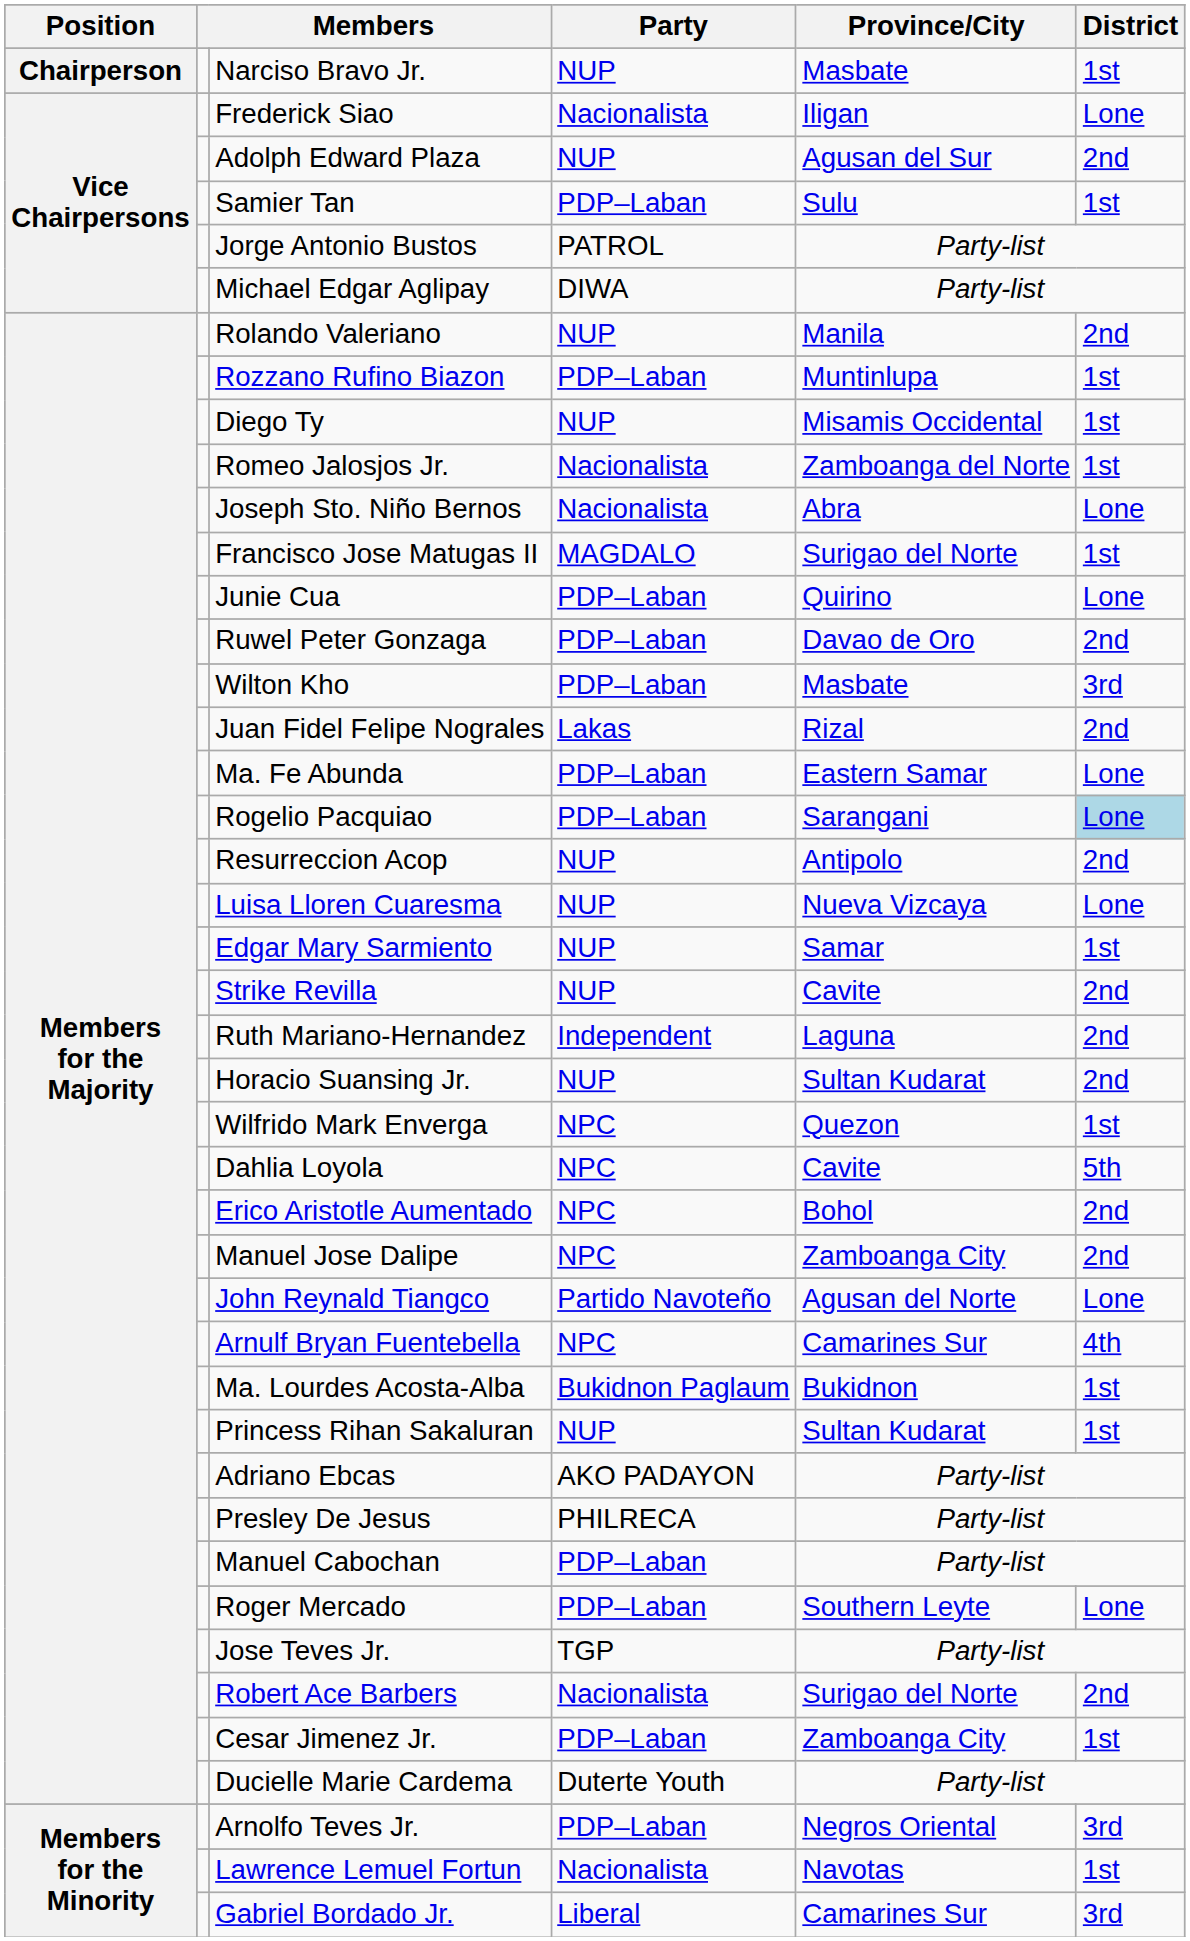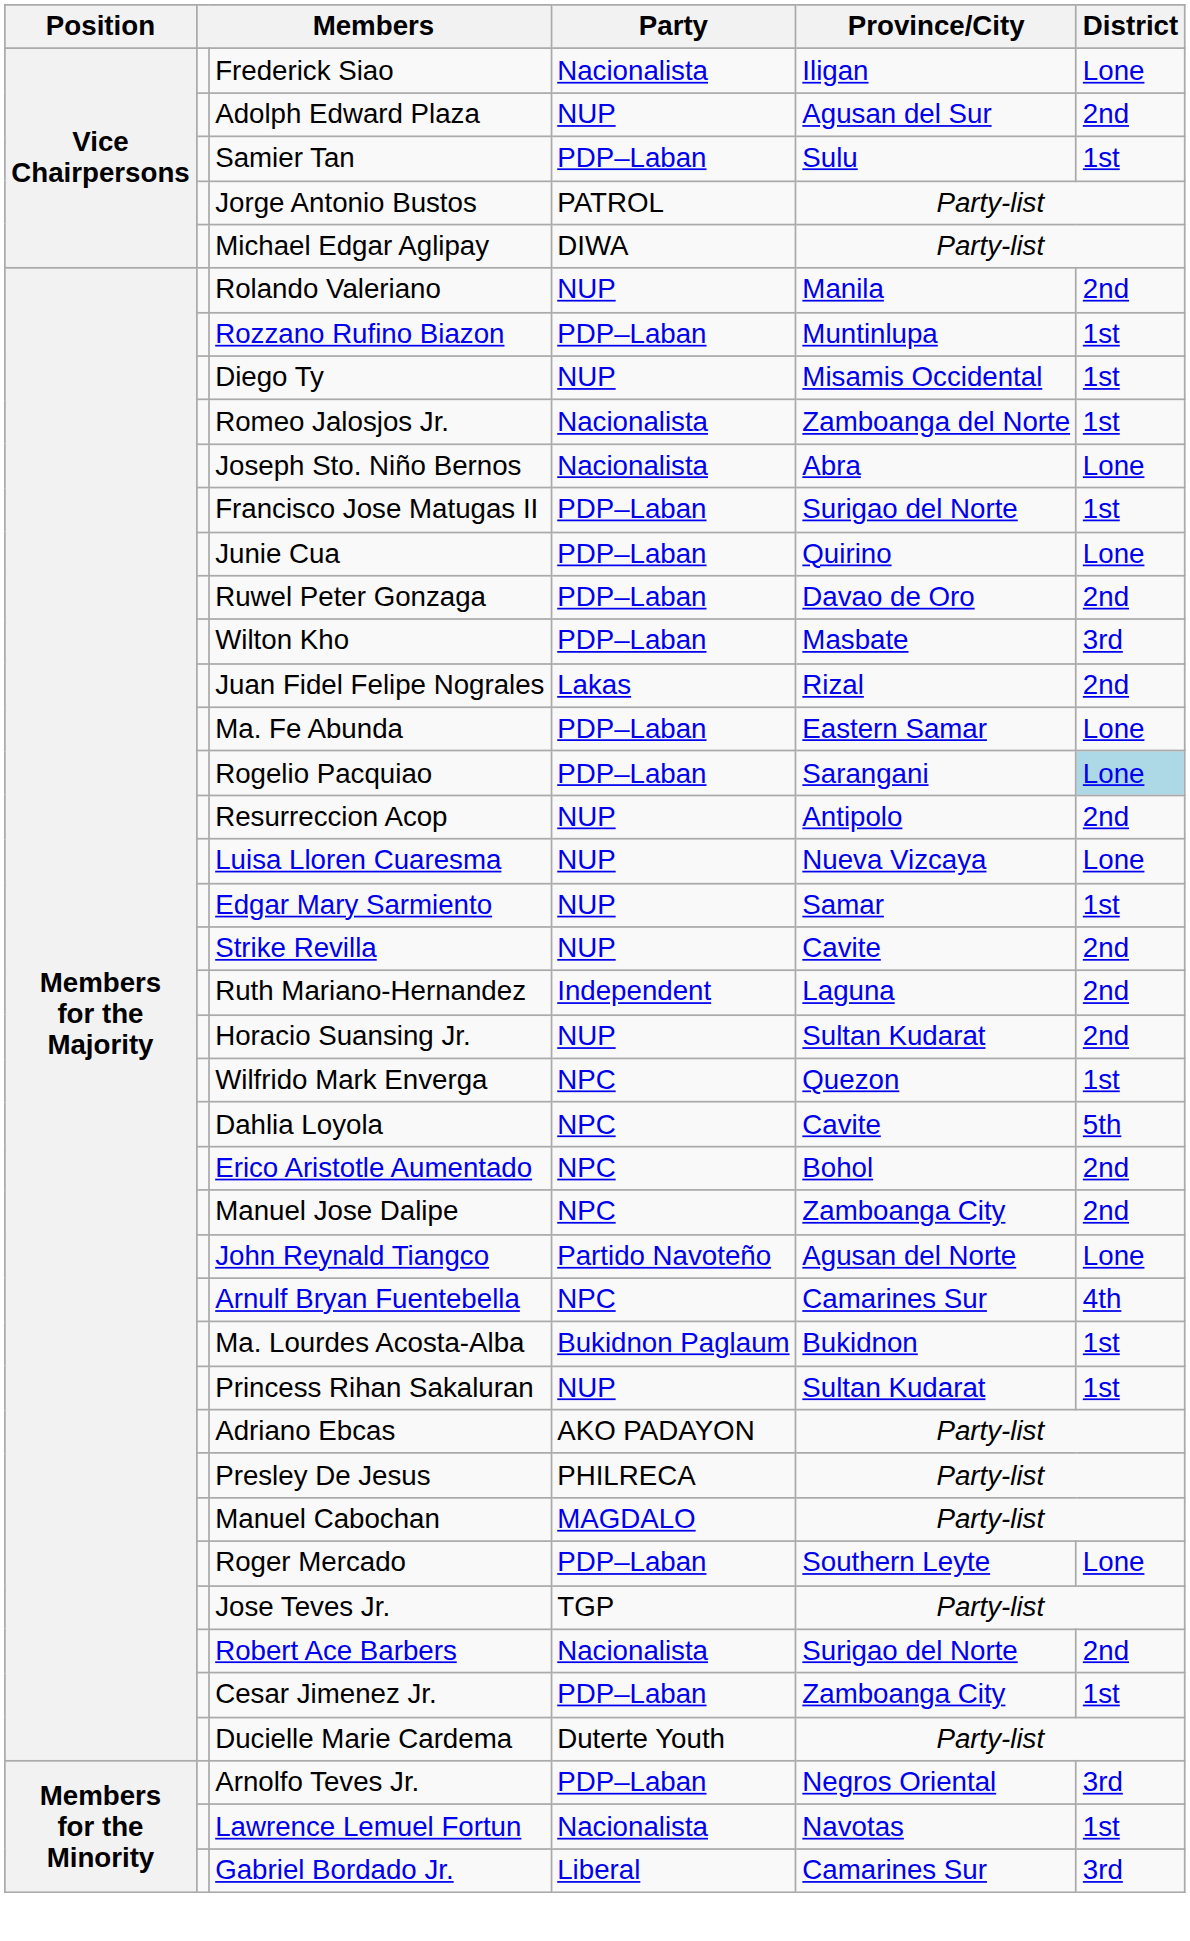- row: (321, 70)
(626, 553) MAGDALO -> (632, 509) PDP–Laban
(632, 1562) PDP–Laban -> (626, 1519) MAGDALO
